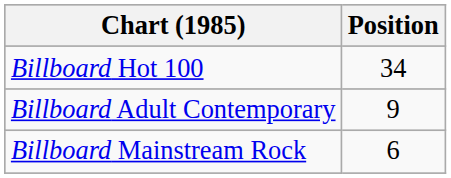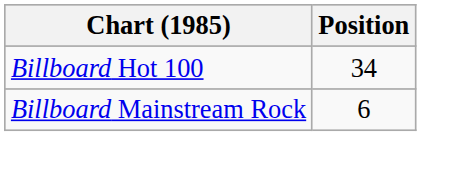- row: (173, 109)
